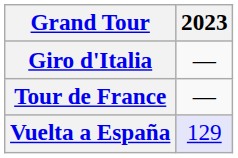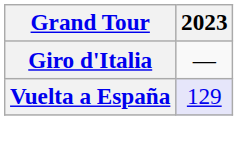- row: (90, 96)
